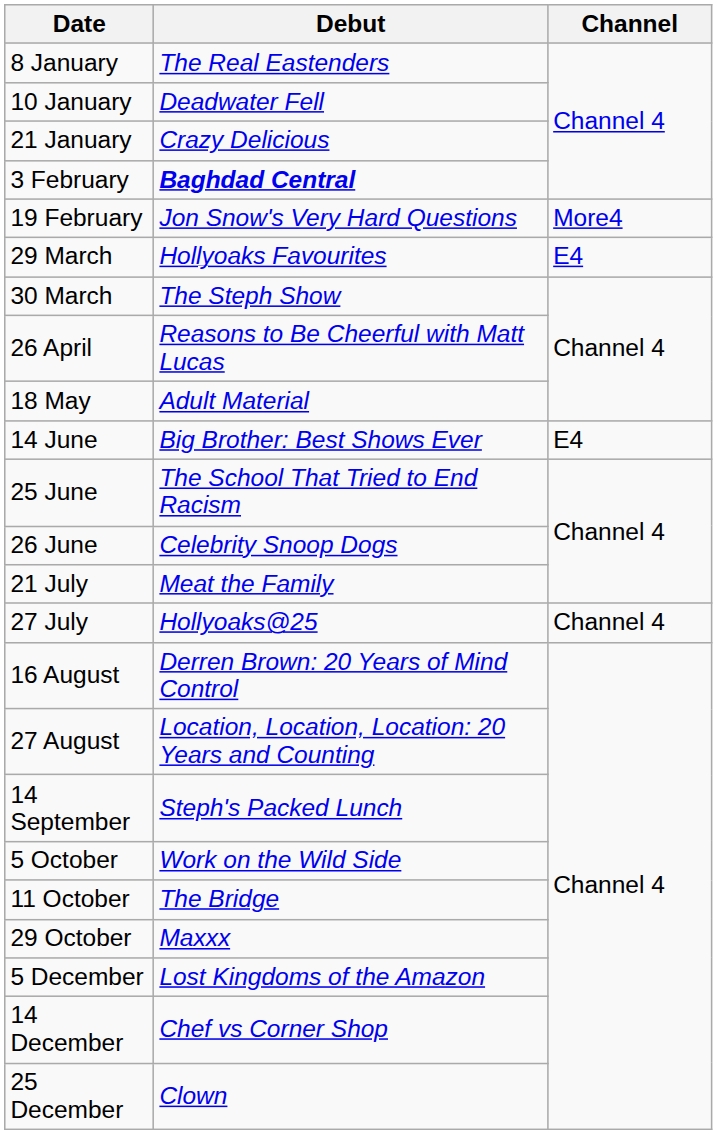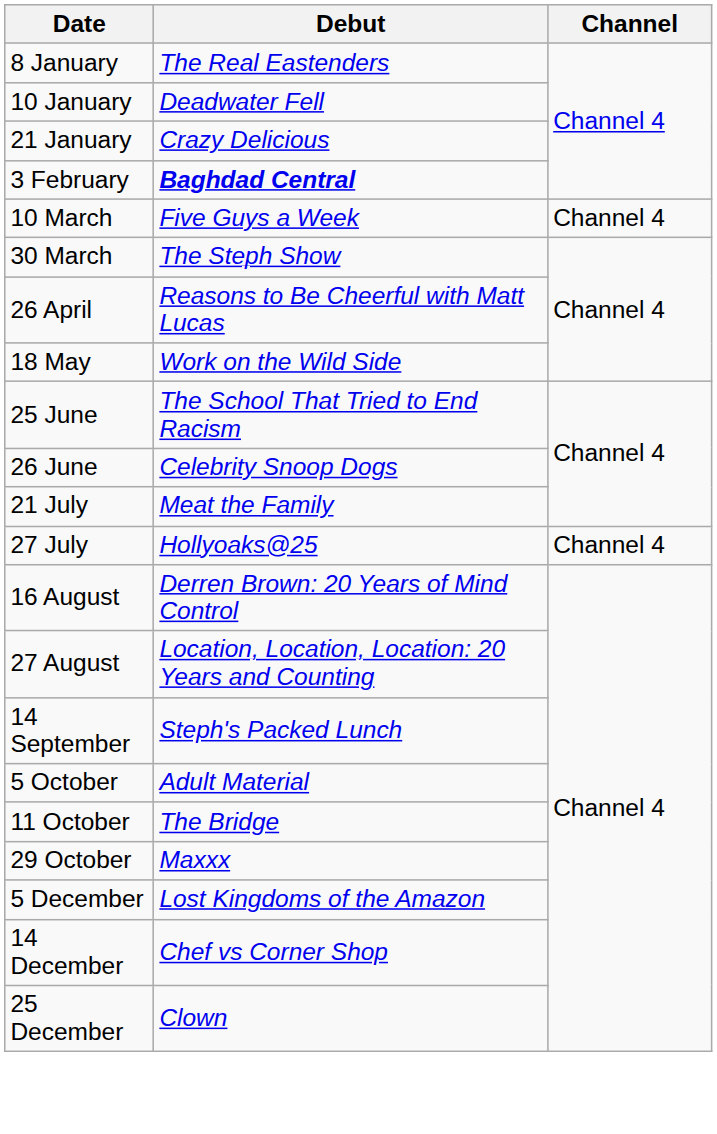- row: (76, 218)
+ row: (61, 218)
- row: (61, 256)
(234, 400) Adult Material -> (280, 362) Work on the Wild Side
- row: (54, 439)
(280, 860) Work on the Wild Side -> (234, 782) Adult Material
